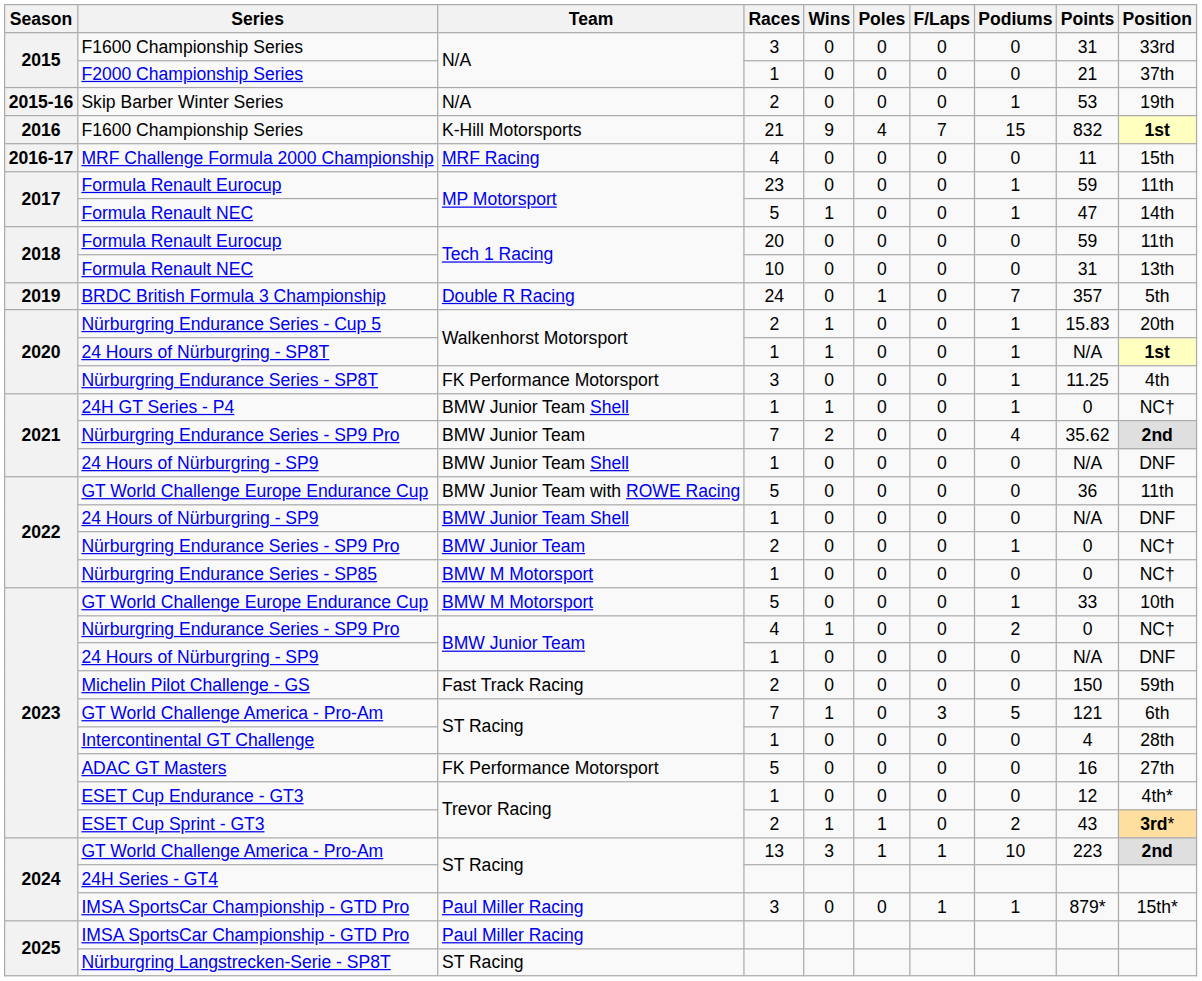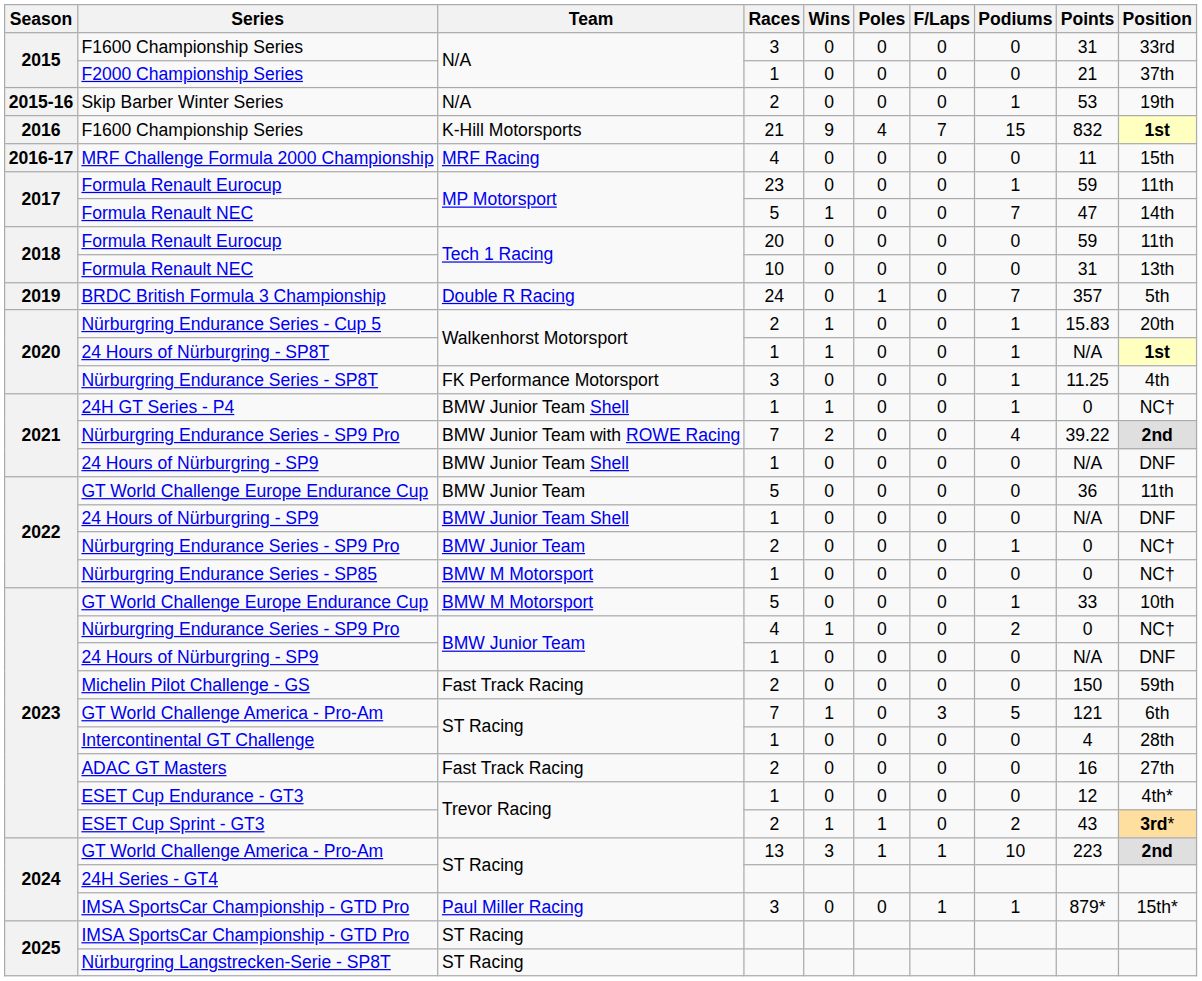(1015, 213) 1 -> (1015, 213) 7
(513, 435) BMW Junior Team -> (591, 435) BMW Junior Team with ROWE Racing
(1088, 435) 35.62 -> (1088, 435) 39.22
(591, 491) BMW Junior Team with ROWE Racing -> (513, 491) BMW Junior Team
(550, 768) FK Performance Motorsport -> (513, 768) Fast Track Racing
(774, 768) 5 -> (774, 768) 2
(513, 935) Paul Miller Racing -> (483, 935) ST Racing
